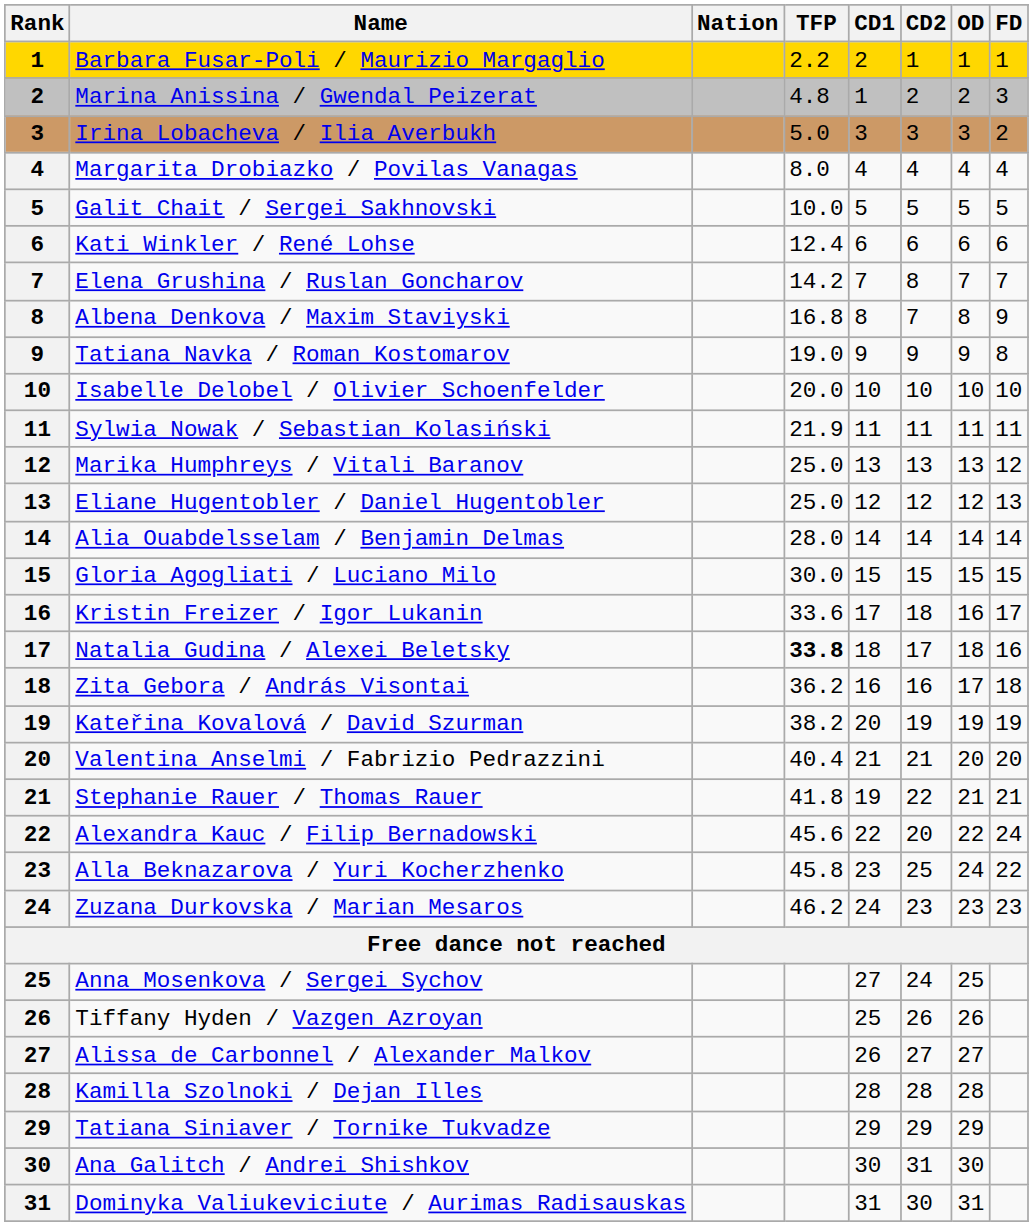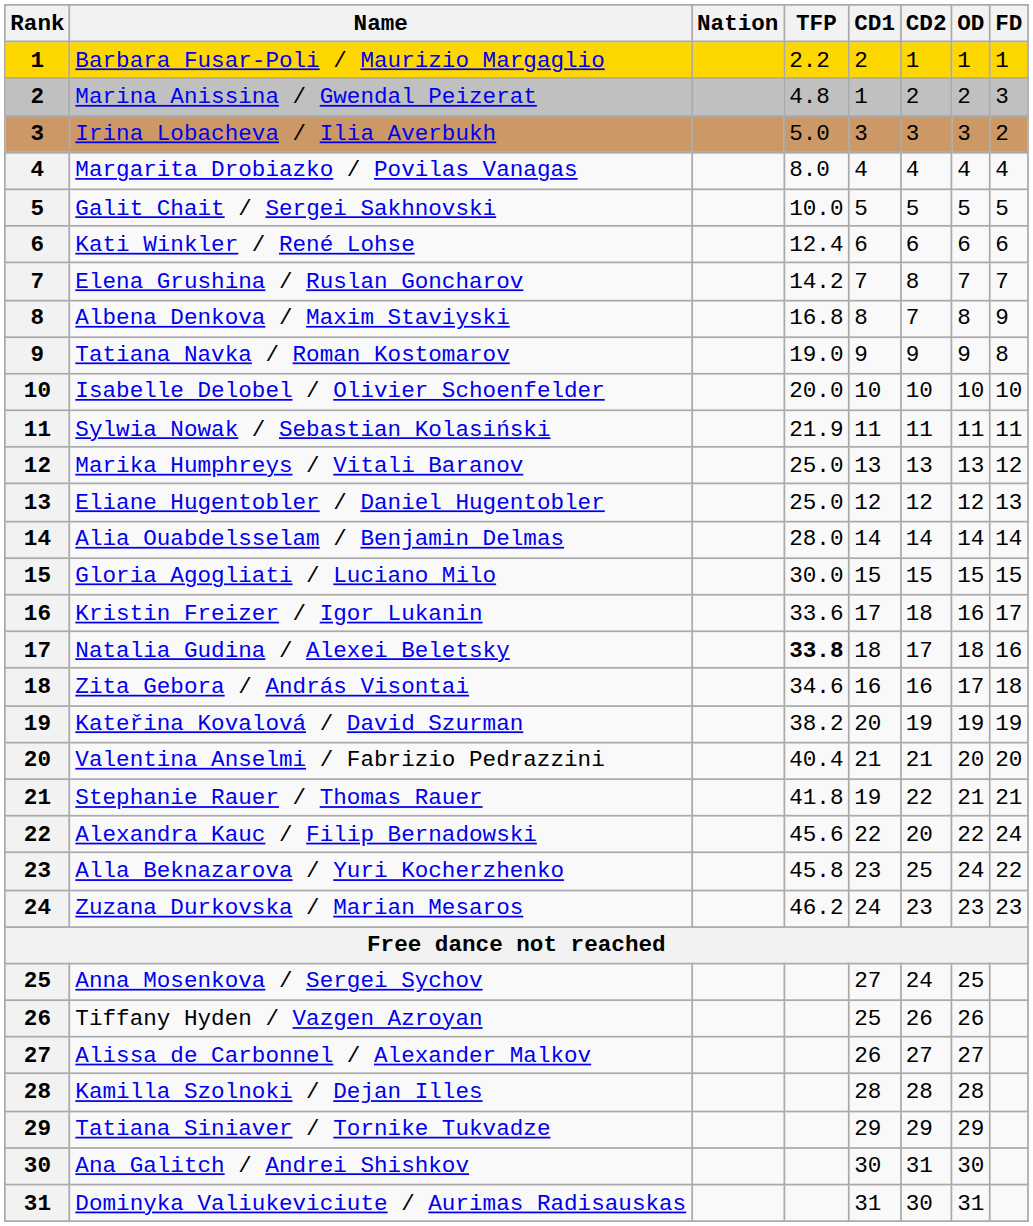(816, 687) 36.2 -> (816, 687) 34.6
